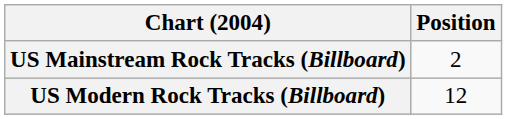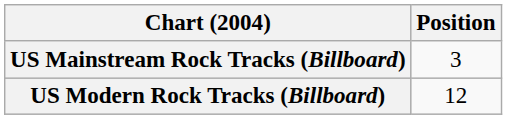(456, 59) 2 -> (456, 59) 3
